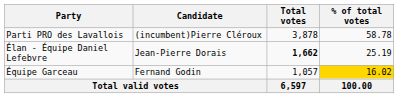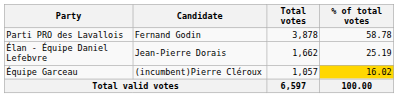(198, 35) (incumbent)Pierre Cléroux -> (168, 35) Fernand Godin
(305, 53) bold -> (305, 53) normal
(168, 72) Fernand Godin -> (198, 72) (incumbent)Pierre Cléroux
